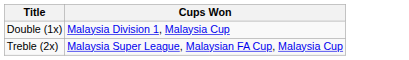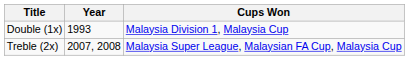+ column: (94, 13)
